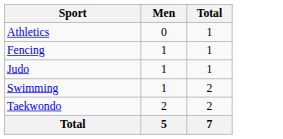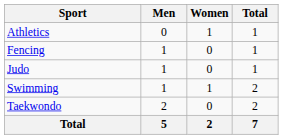+ column: (209, 13)
